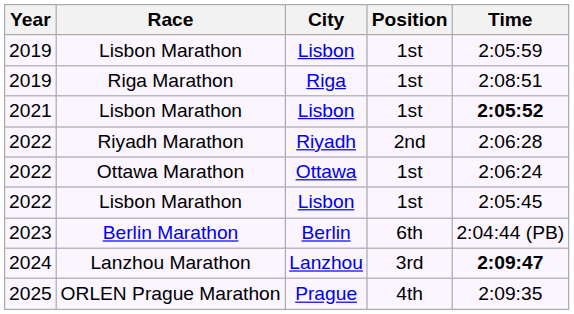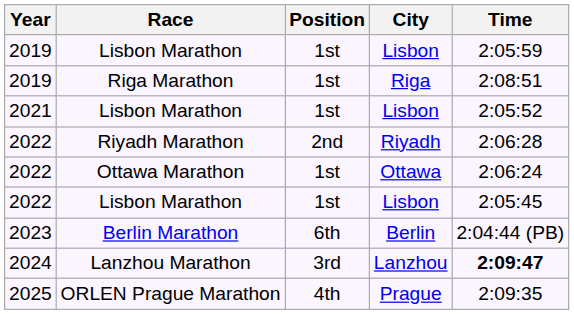columns swapped: (326, 19) <-> (410, 19)
(510, 111) bold -> (510, 111) normal
